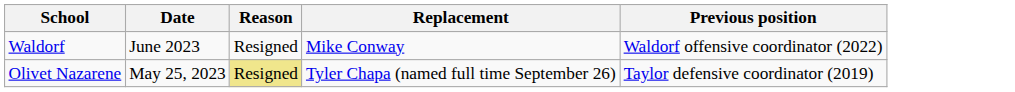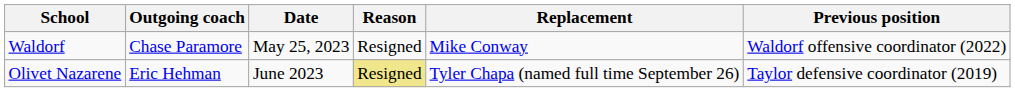+ column: (187, 18)
(165, 45) June 2023 -> (301, 45) May 25, 2023
(177, 73) May 25, 2023 -> (288, 73) June 2023
